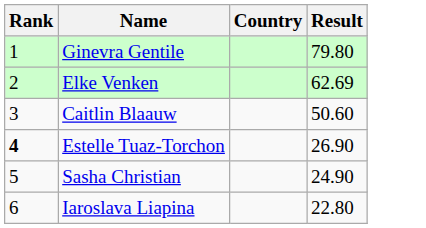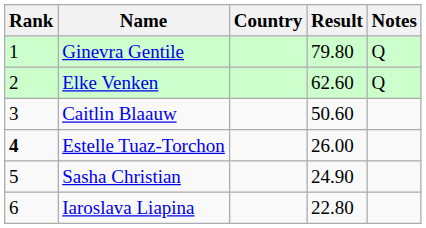+ column: (394, 20)
(332, 83) 62.69 -> (332, 83) 62.60
(332, 145) 26.90 -> (332, 145) 26.00
